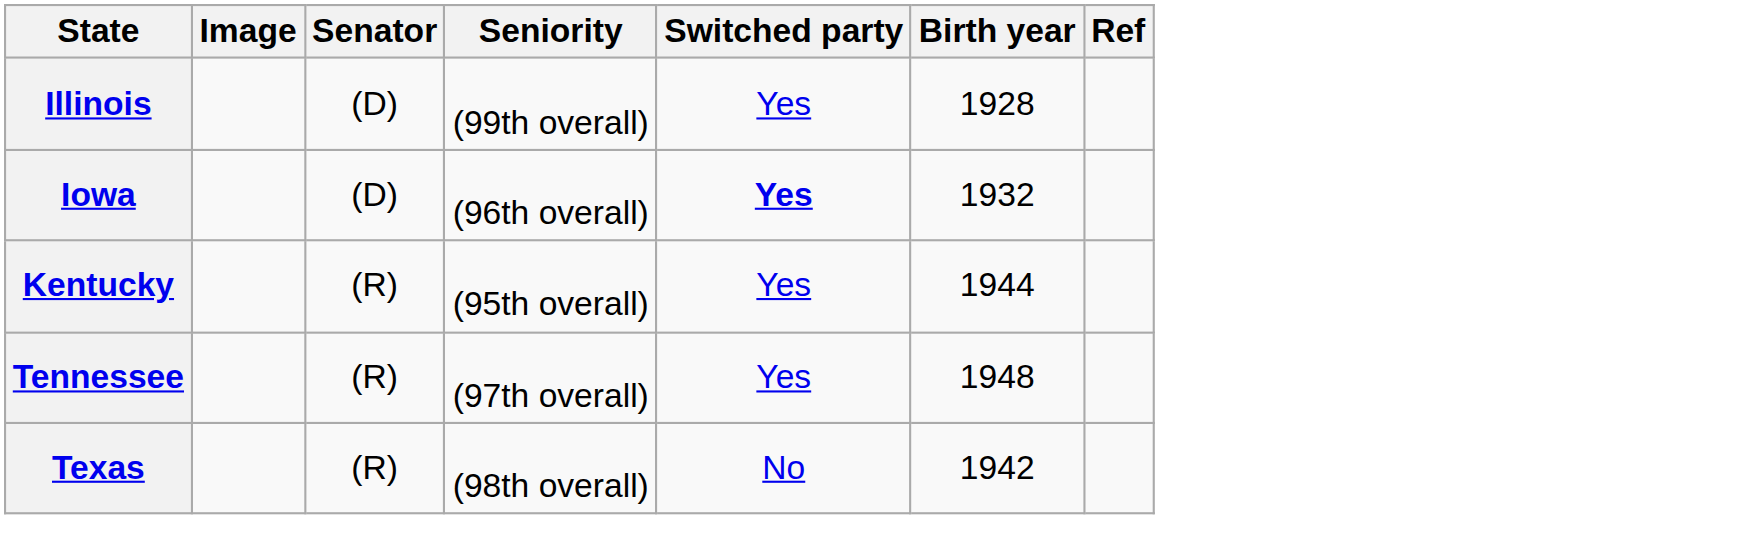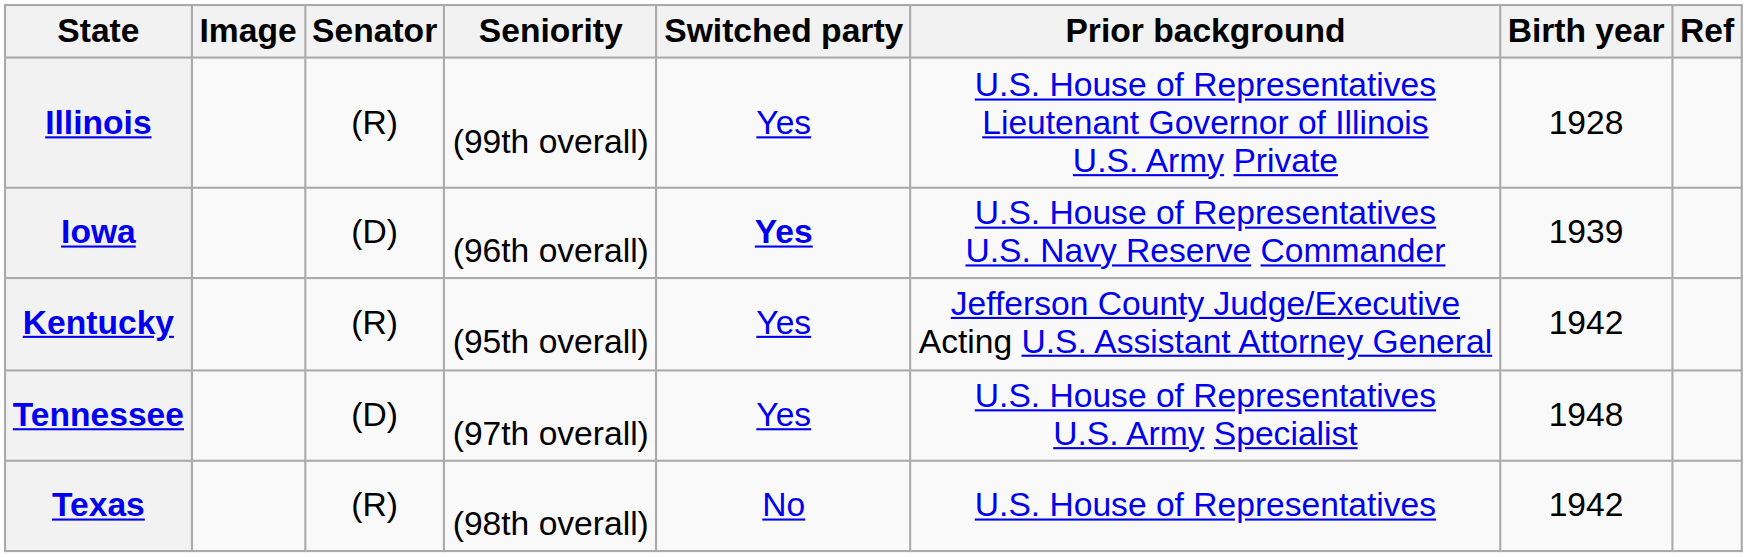+ column: (1205, 31)
(375, 103) (D) -> (375, 122) (R)
(997, 194) 1932 -> (1586, 232) 1939
(997, 285) 1944 -> (1586, 323) 1942
(375, 376) (R) -> (375, 414) (D)
